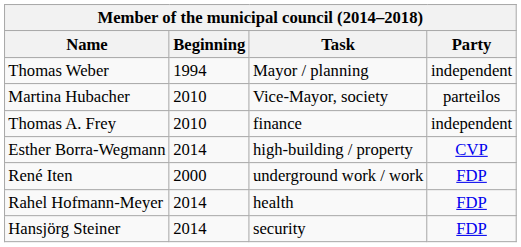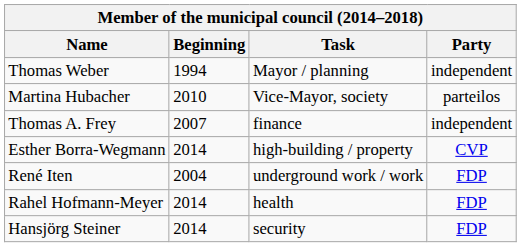(190, 123) 2010 -> (190, 123) 2007
(190, 176) 2000 -> (190, 176) 2004
